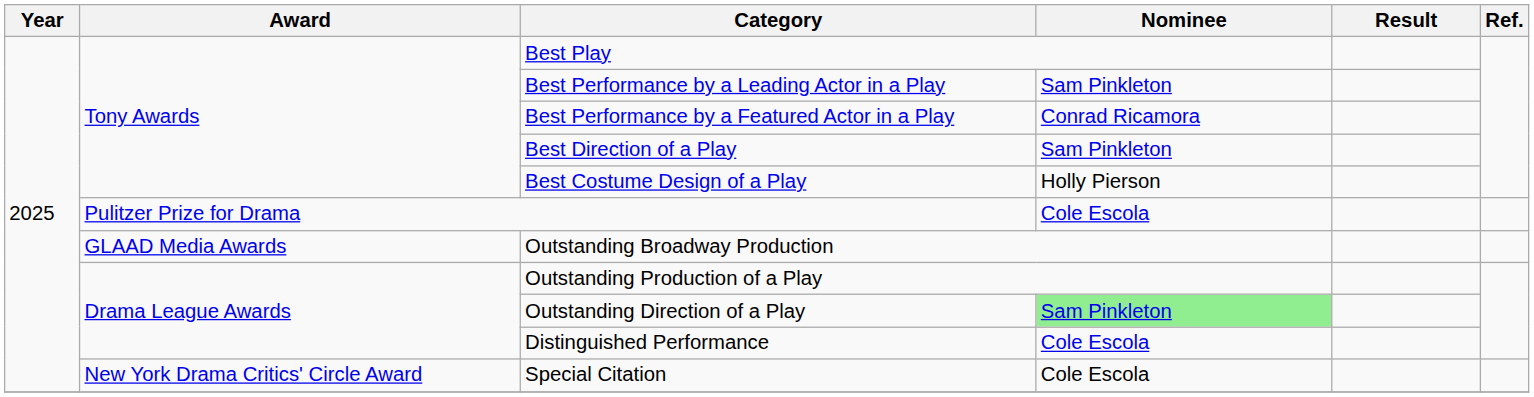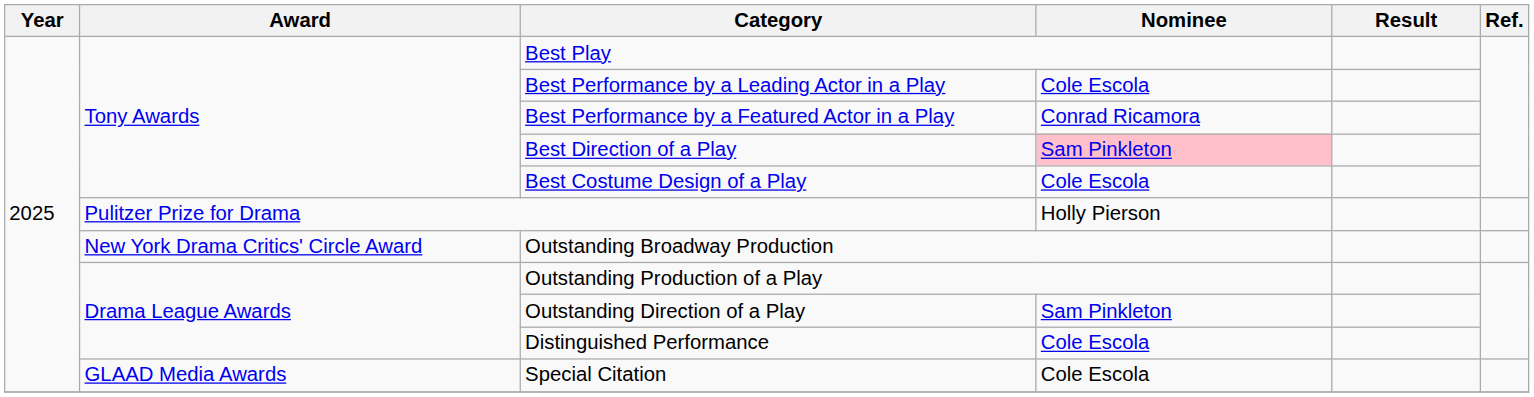(1106, 85) Sam Pinkleton -> (1095, 85) Cole Escola
(1106, 149) no background -> (1106, 149) pink background
(1101, 181) Holly Pierson -> (1095, 181) Cole Escola
(1095, 213) Cole Escola -> (1101, 213) Holly Pierson
(185, 246) GLAAD Media Awards -> (253, 246) New York Drama Critics' Circle Award
(1106, 310) lightgreen background -> (1106, 310) no background
(253, 375) New York Drama Critics' Circle Award -> (185, 375) GLAAD Media Awards
